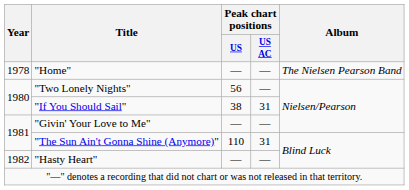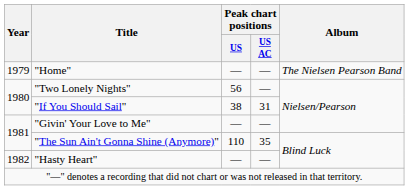(18, 70) 1978 -> (18, 70) 1979
(265, 141) 31 -> (265, 141) 35
